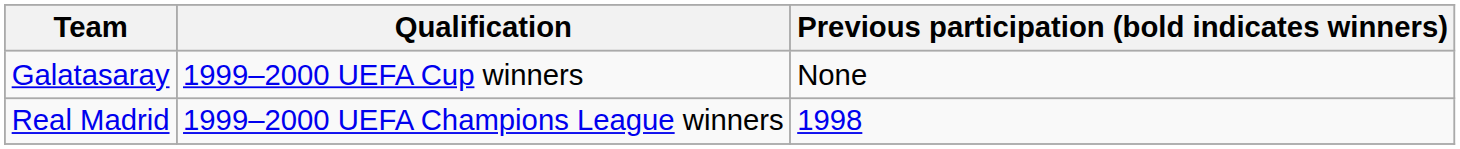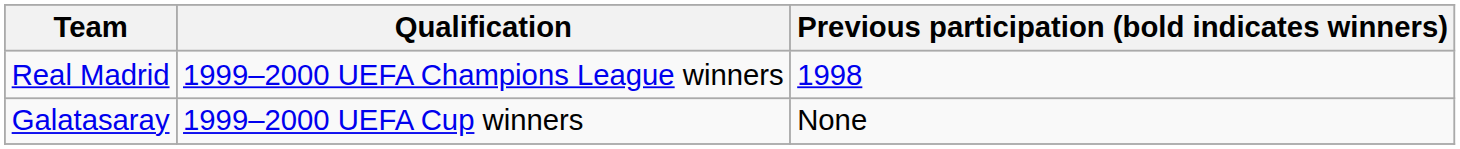rows swapped: (91, 120) <-> (91, 74)
